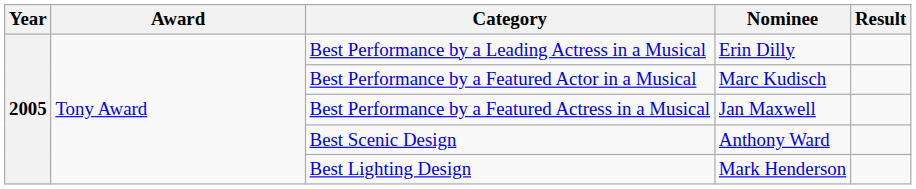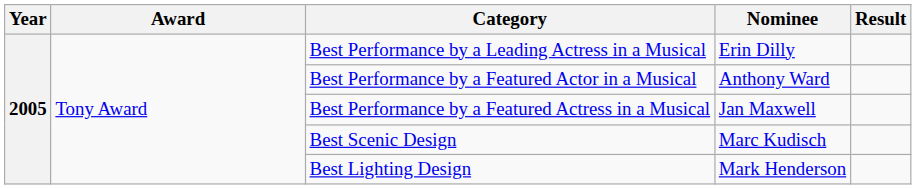(773, 79) Marc Kudisch -> (774, 79) Anthony Ward
(774, 139) Anthony Ward -> (773, 139) Marc Kudisch
